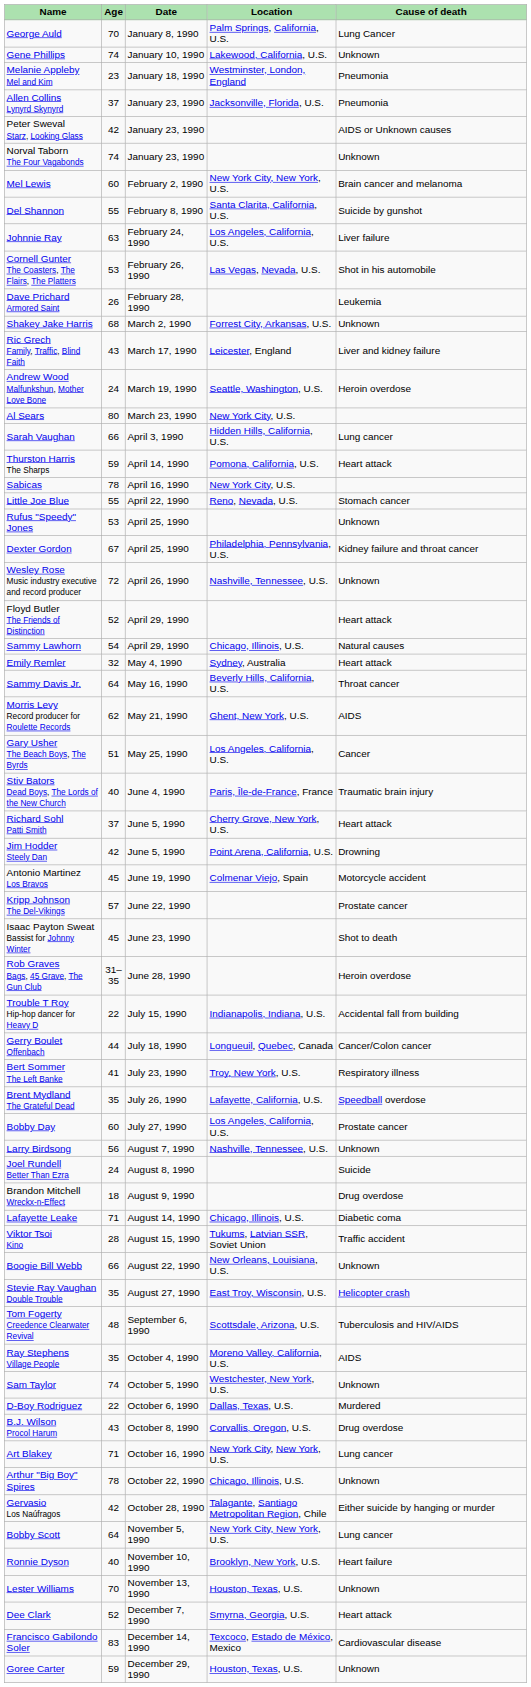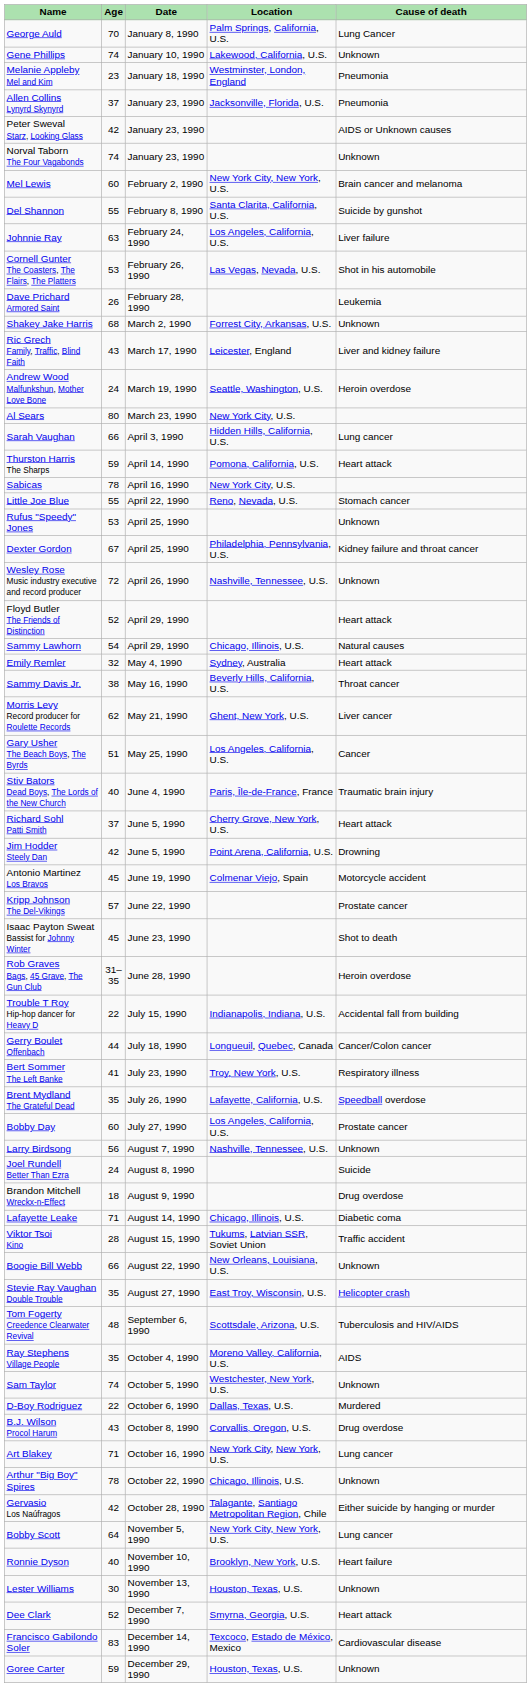(114, 683) 64 -> (114, 683) 38
(350, 716) AIDS -> (365, 716) Liver cancer
(114, 1588) 70 -> (114, 1588) 30
